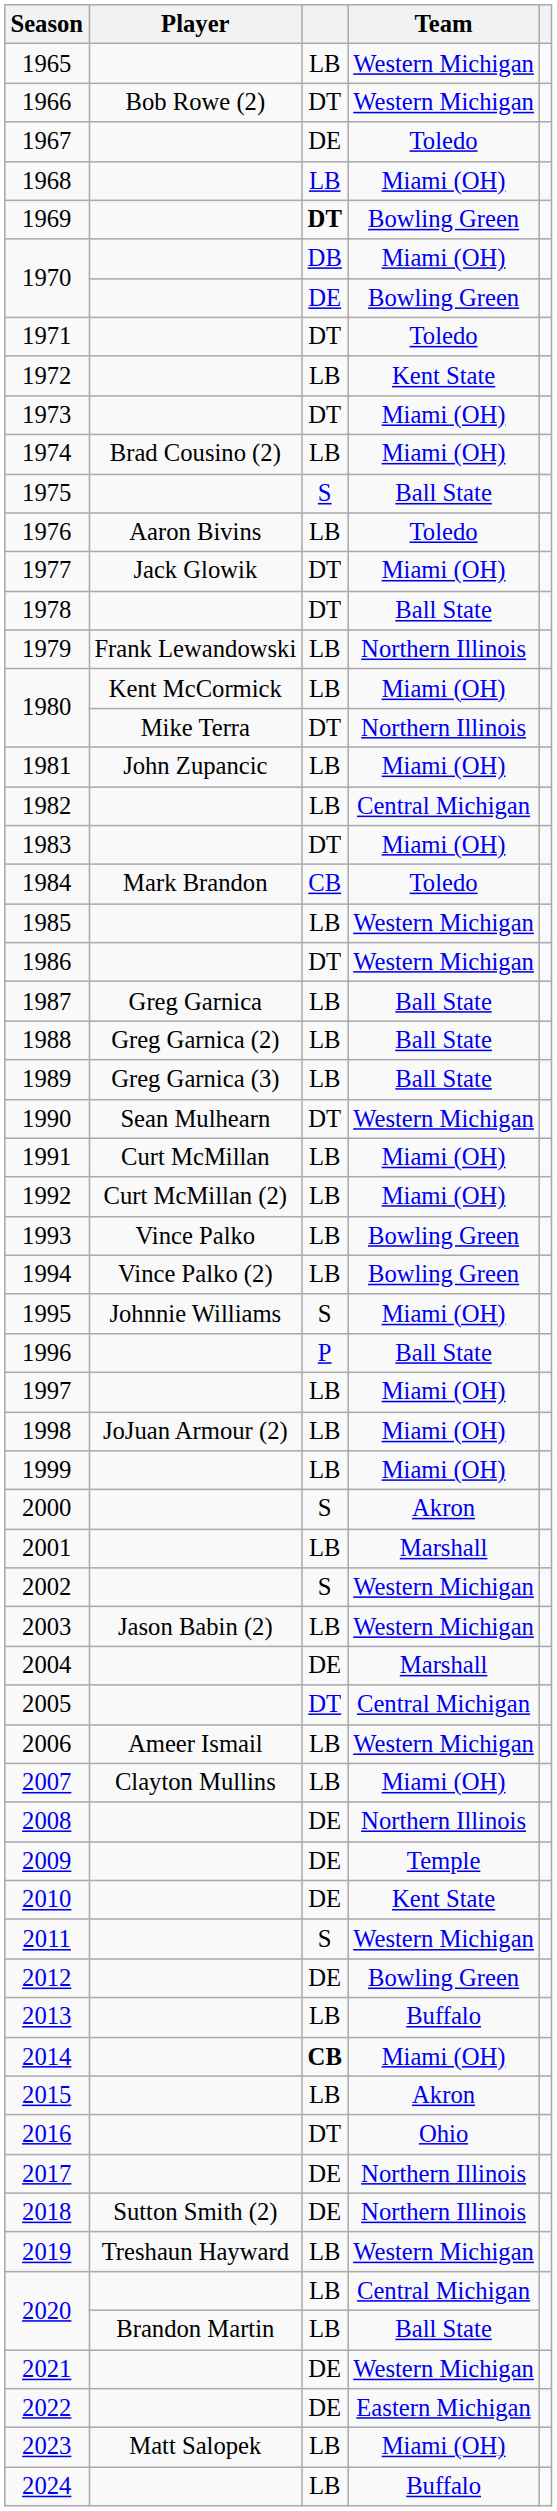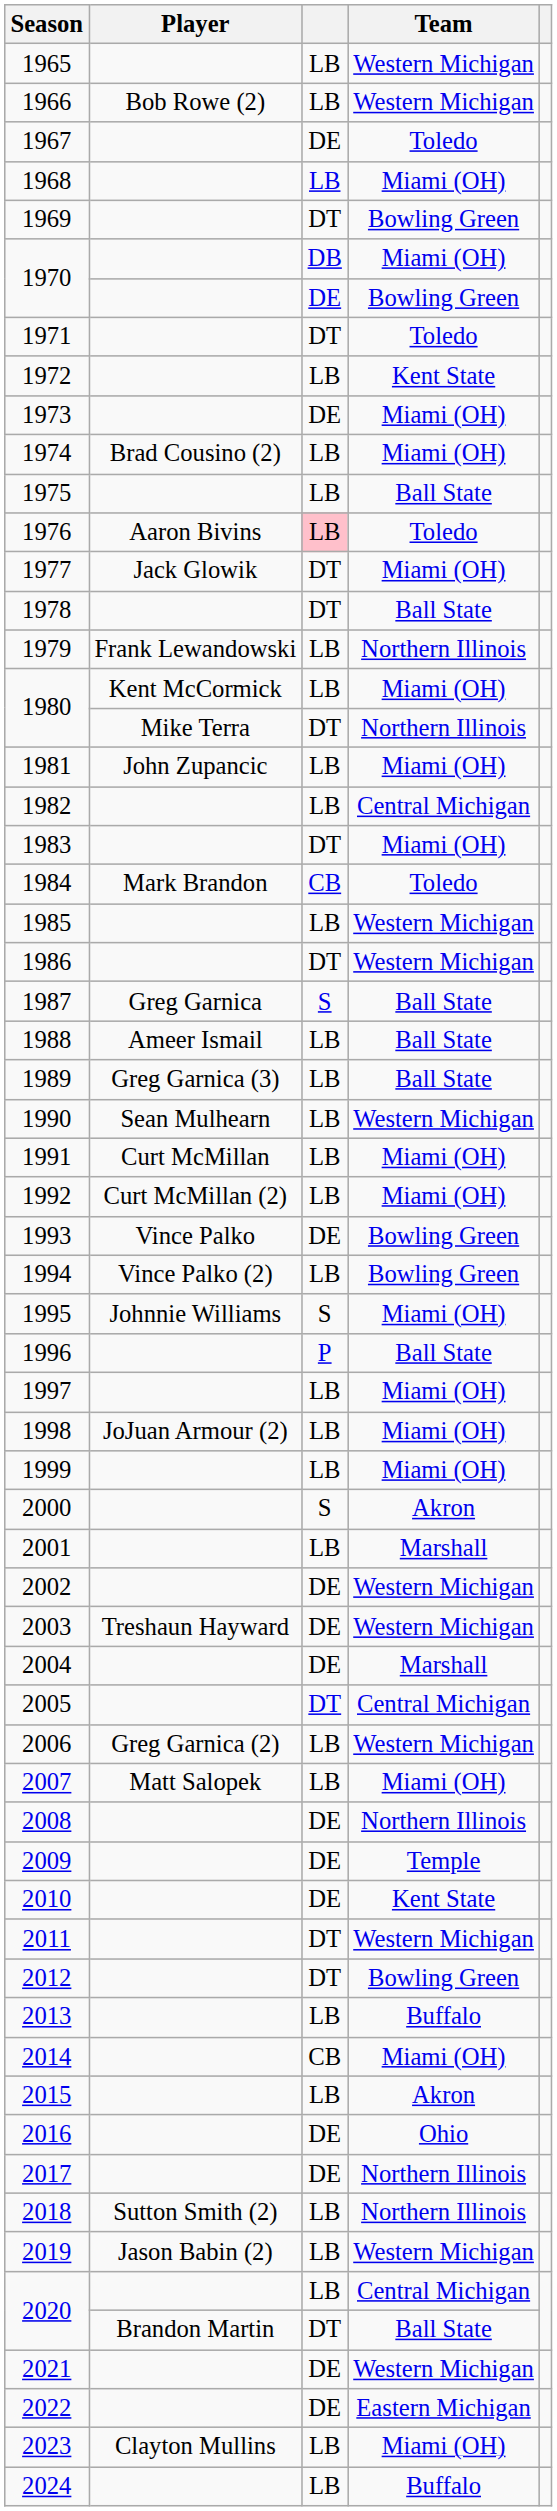(325, 102) DT -> (325, 102) LB
(325, 219) bold -> (325, 219) normal
(325, 414) DT -> (325, 414) DE
(325, 492) S -> (325, 492) LB
(325, 532) no background -> (325, 532) pink background
(325, 1000) LB -> (325, 1000) S
(195, 1040) Greg Garnica (2) -> (195, 1040) Ameer Ismail
(325, 1118) DT -> (325, 1118) LB
(325, 1235) LB -> (325, 1235) DE
(325, 1587) S -> (325, 1587) DE
(195, 1626) Jason Babin (2) -> (195, 1626) Treshaun Hayward
(325, 1626) LB -> (325, 1626) DE
(195, 1743) Ameer Ismail -> (195, 1743) Greg Garnica (2)
(195, 1782) Clayton Mullins -> (195, 1782) Matt Salopek
(325, 1938) S -> (325, 1938) DT
(325, 1977) DE -> (325, 1977) DT
(325, 2056) bold -> (325, 2056) normal
(325, 2134) DT -> (325, 2134) DE
(325, 2212) DE -> (325, 2212) LB
(195, 2251) Treshaun Hayward -> (195, 2251) Jason Babin (2)
(325, 2329) LB -> (325, 2329) DT
(195, 2446) Matt Salopek -> (195, 2446) Clayton Mullins
